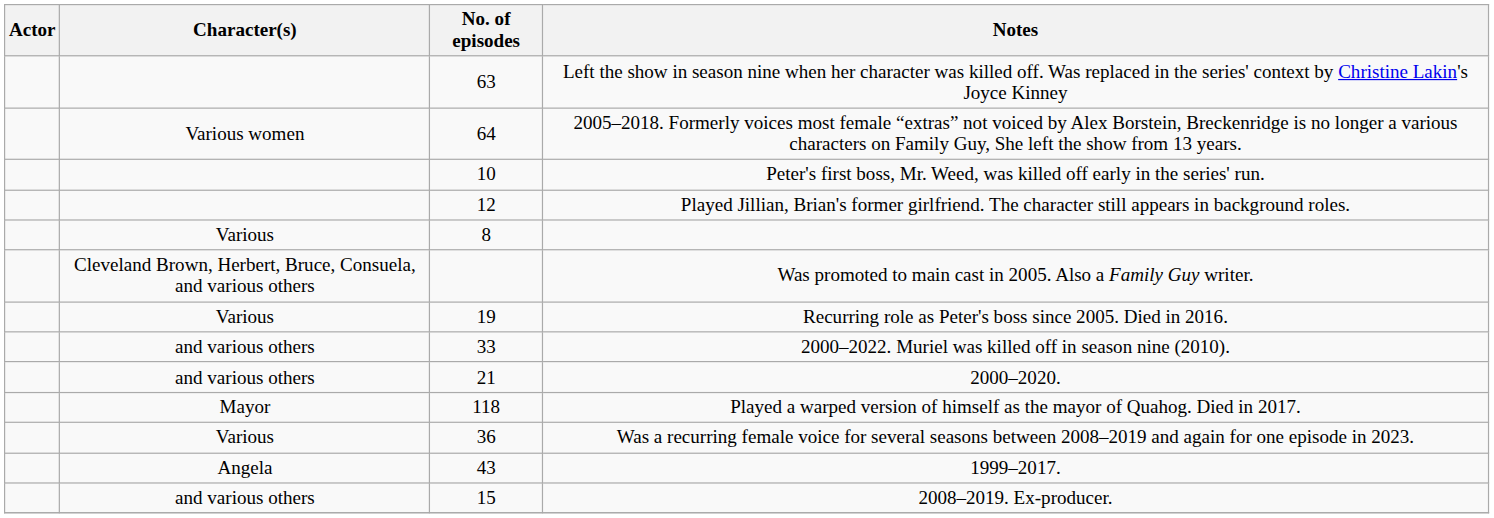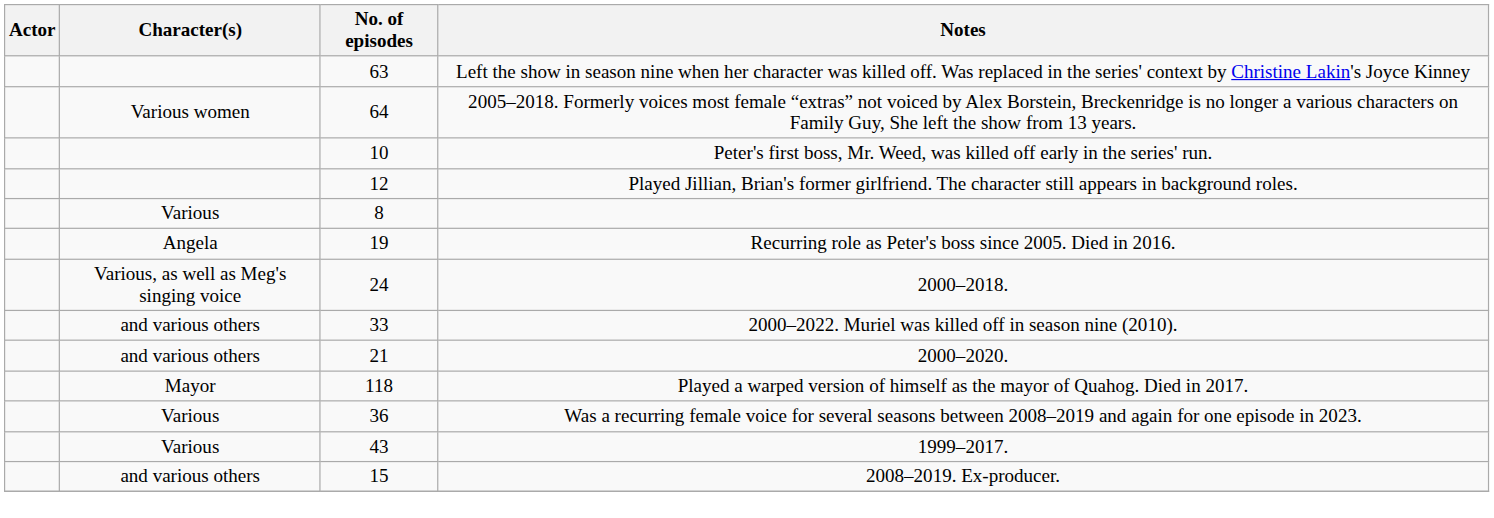- row: (486, 276)
(245, 316) Various -> (190, 243) Angela
+ row: (379, 284)
(245, 467) Angela -> (190, 446) Various
